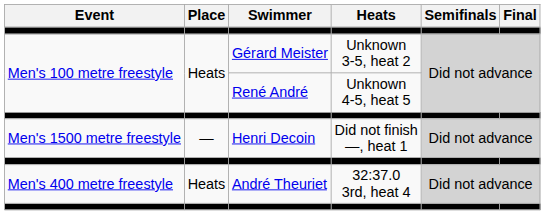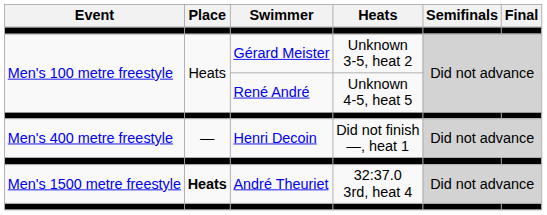(94, 138) Men's 1500 metre freestyle -> (90, 138) Men's 400 metre freestyle
(90, 183) Men's 400 metre freestyle -> (94, 183) Men's 1500 metre freestyle
(206, 183) normal -> (207, 183) bold
